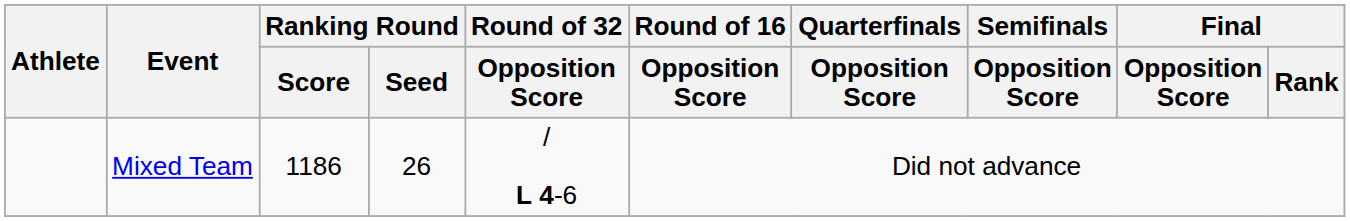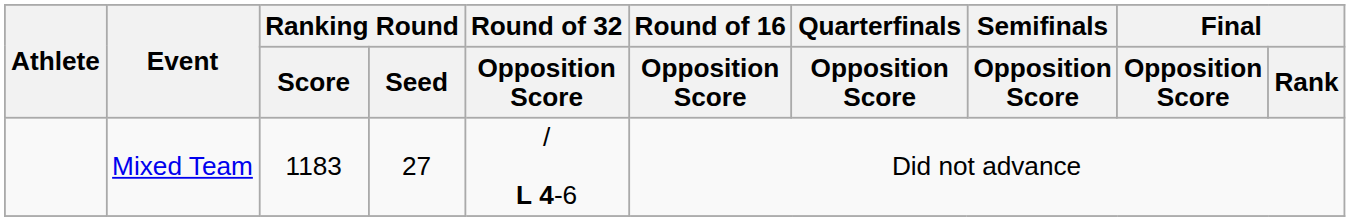(314, 167) 1186 -> (314, 167) 1183
(417, 167) 26 -> (417, 167) 27
